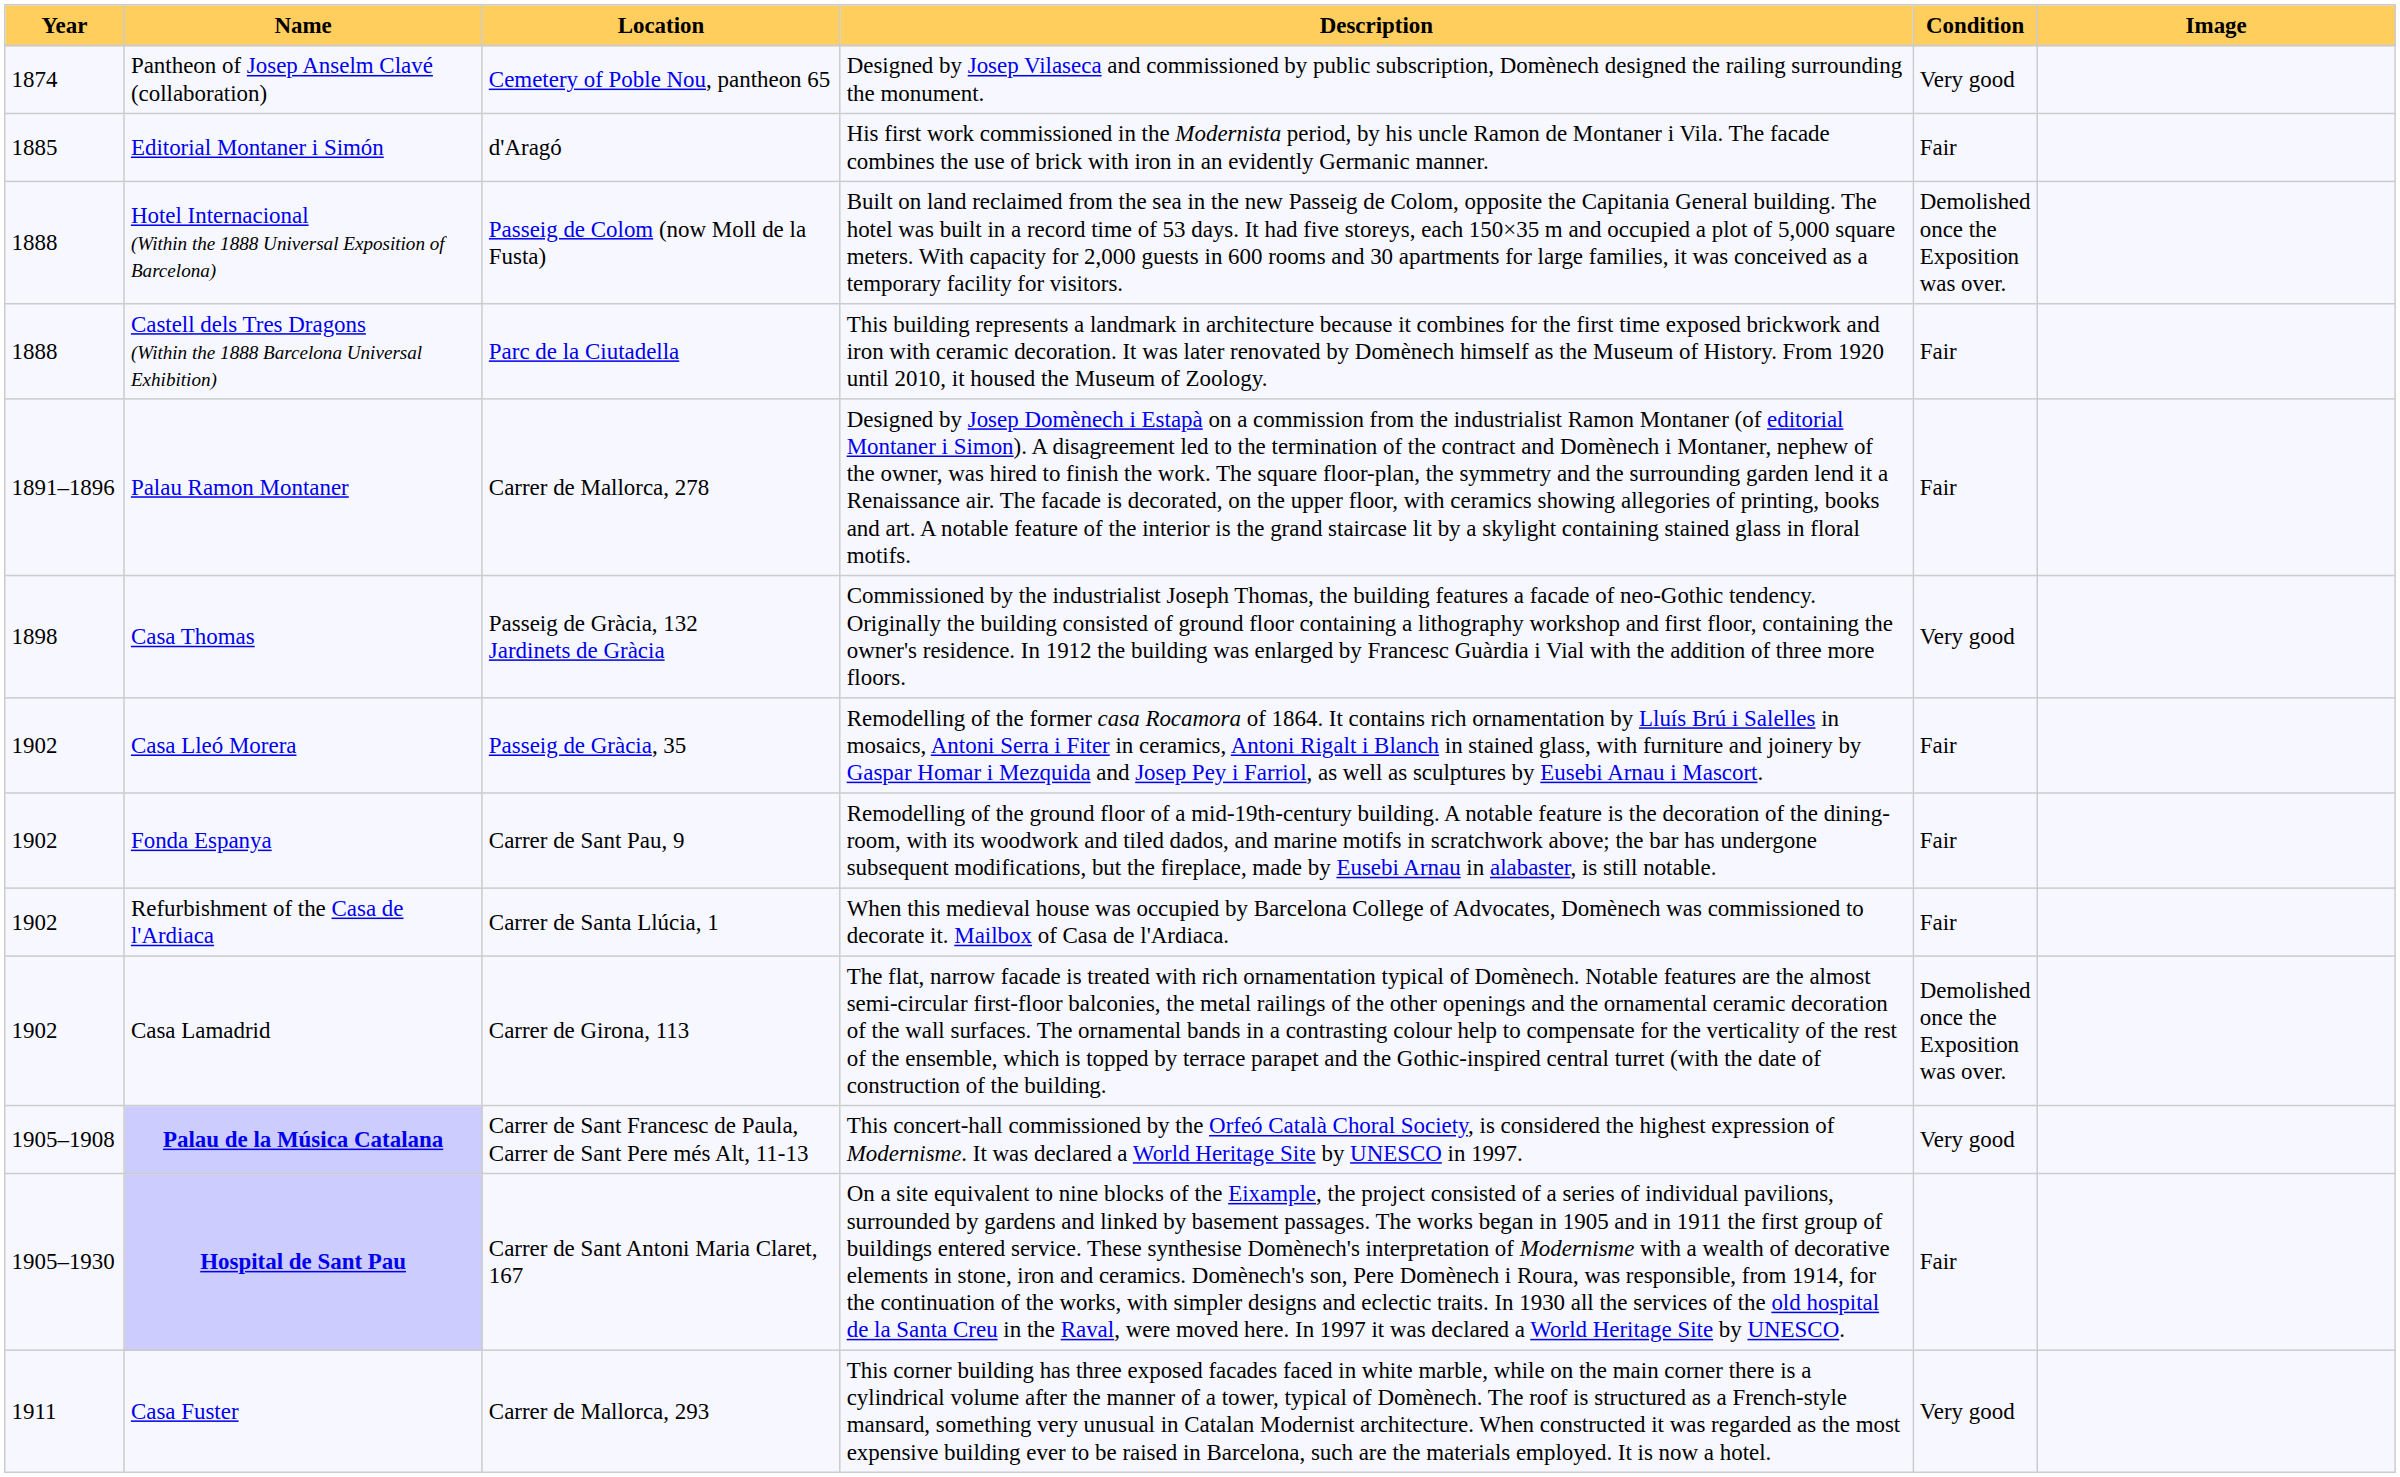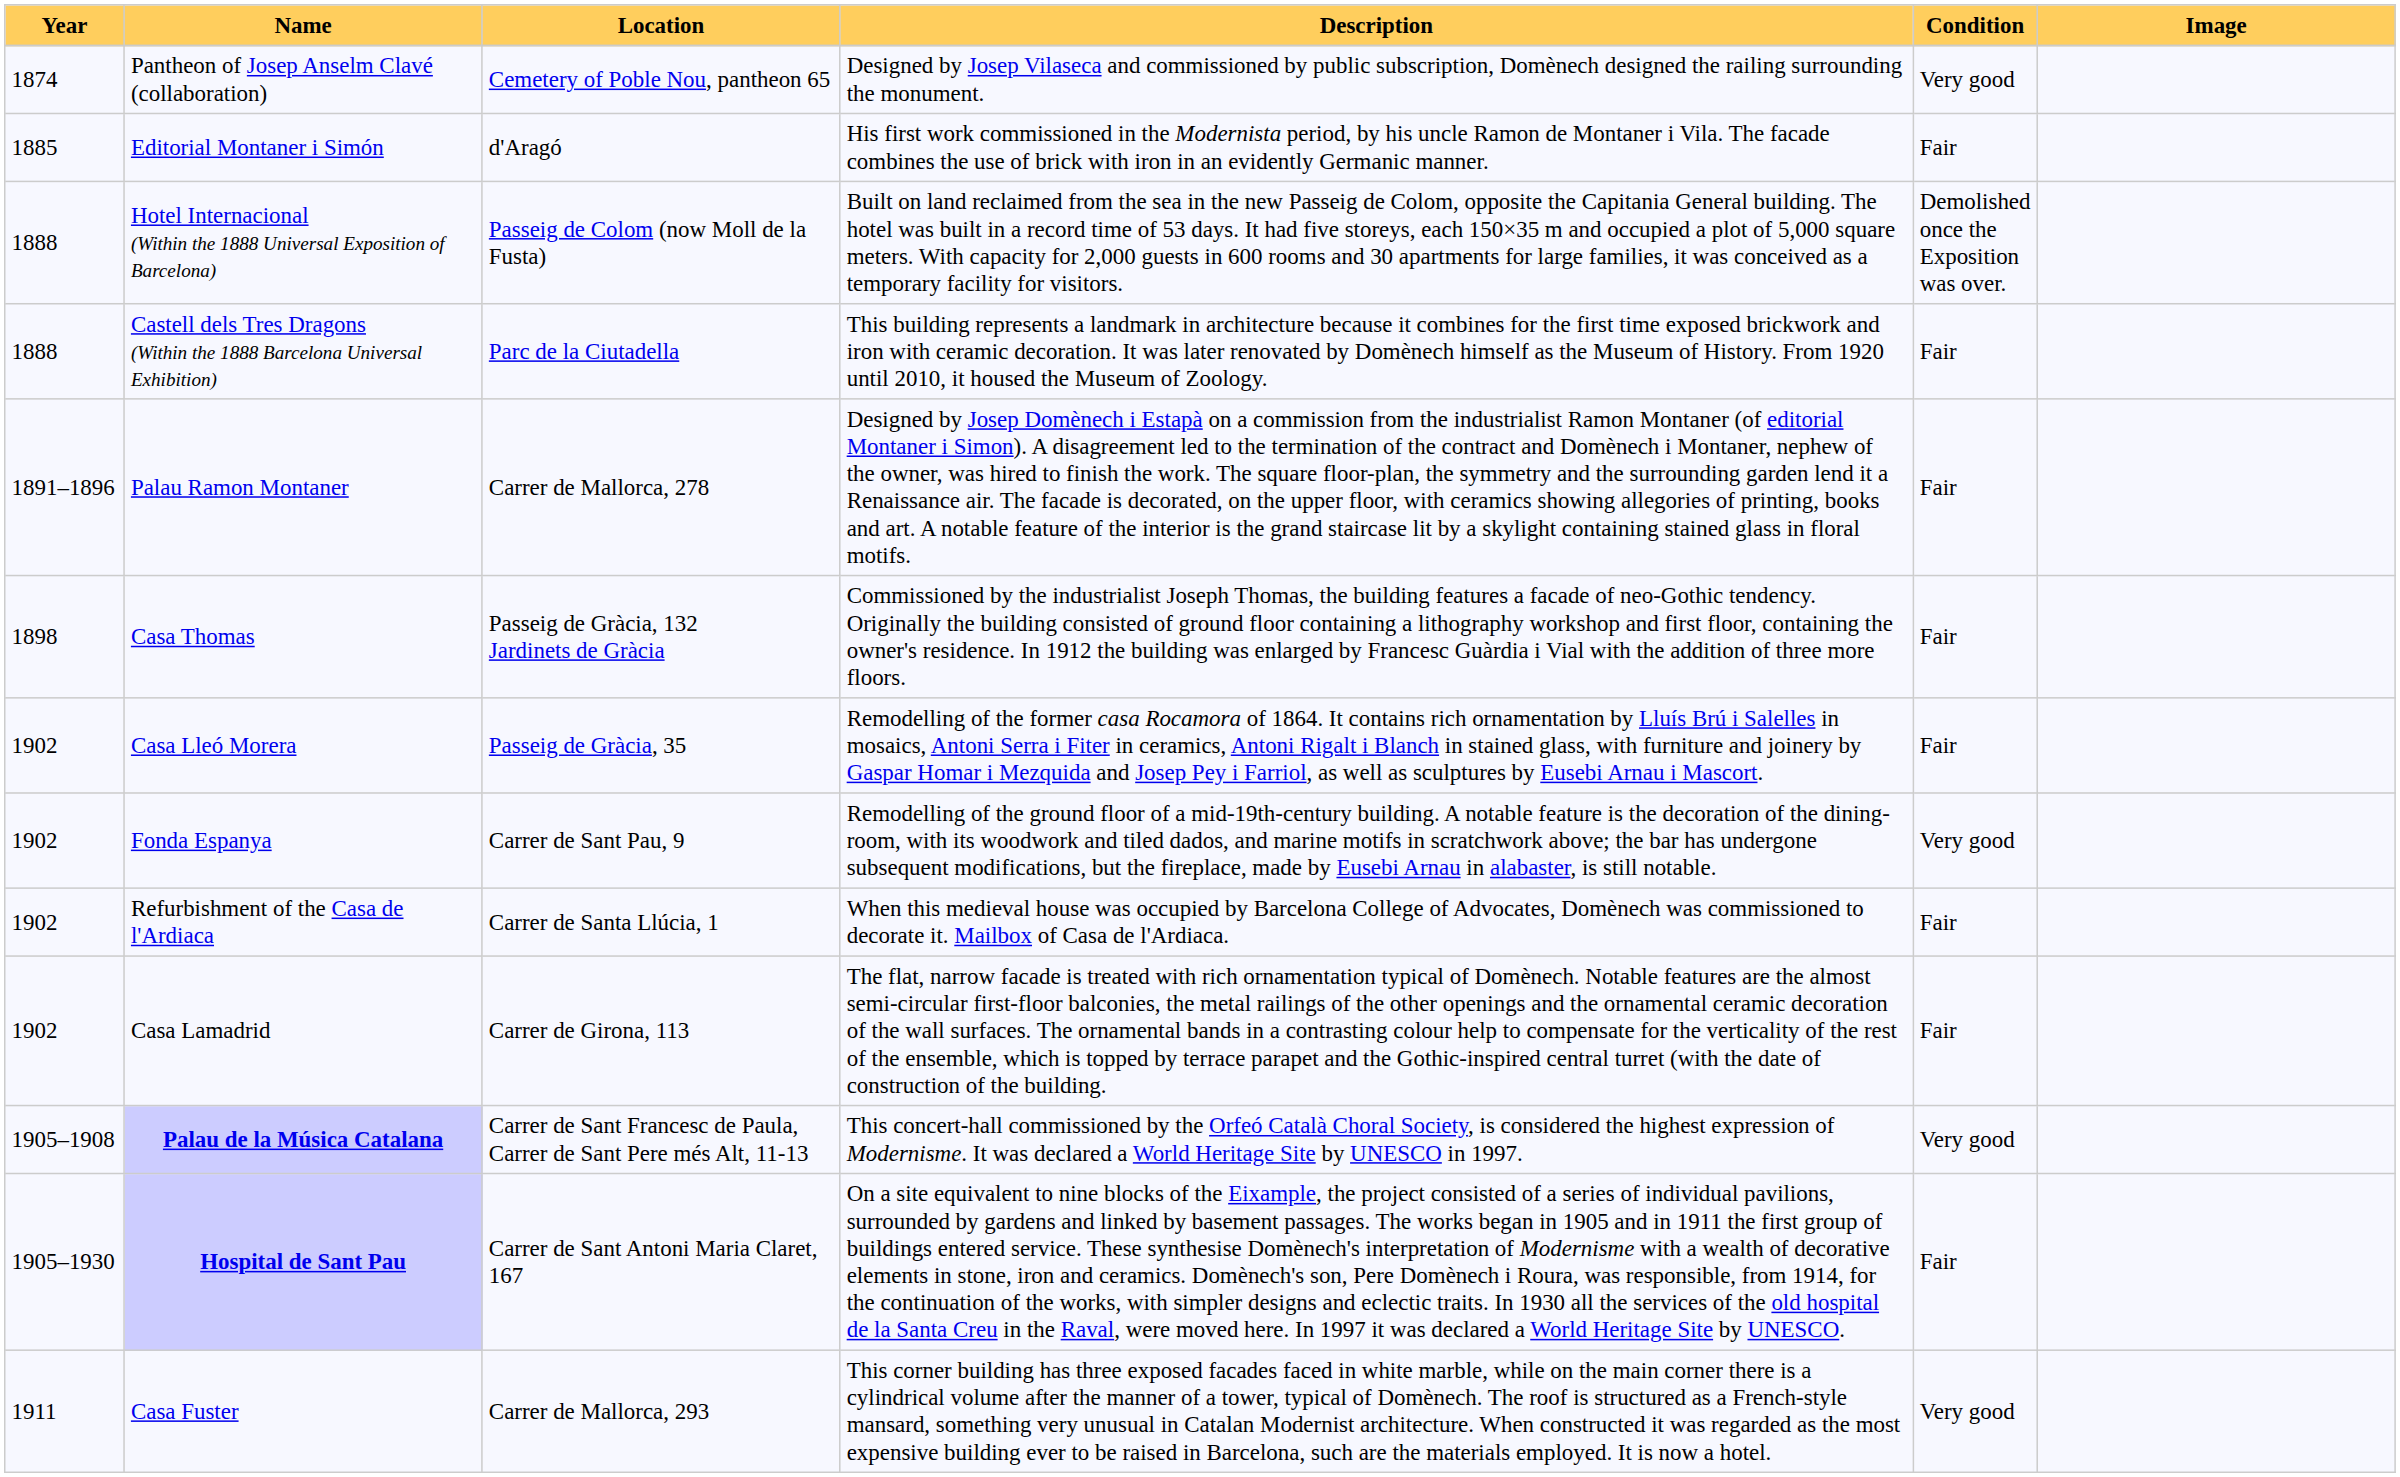(1967, 636) Very good -> (1938, 636) Fair
(1938, 840) Fair -> (1967, 840) Very good
(1975, 1030) Demolished once the Exposition was over. -> (1938, 1030) Fair
